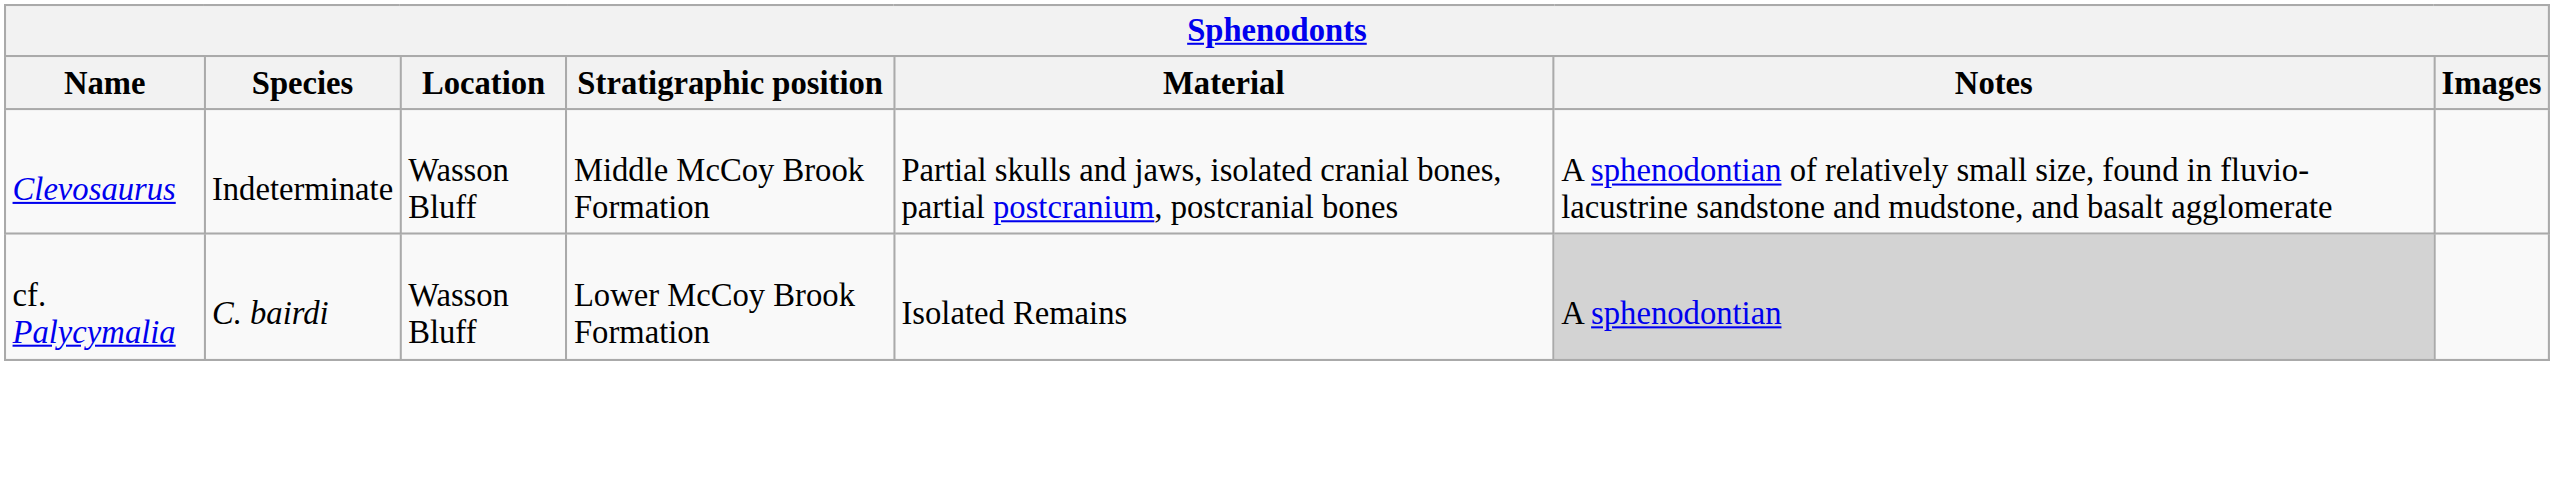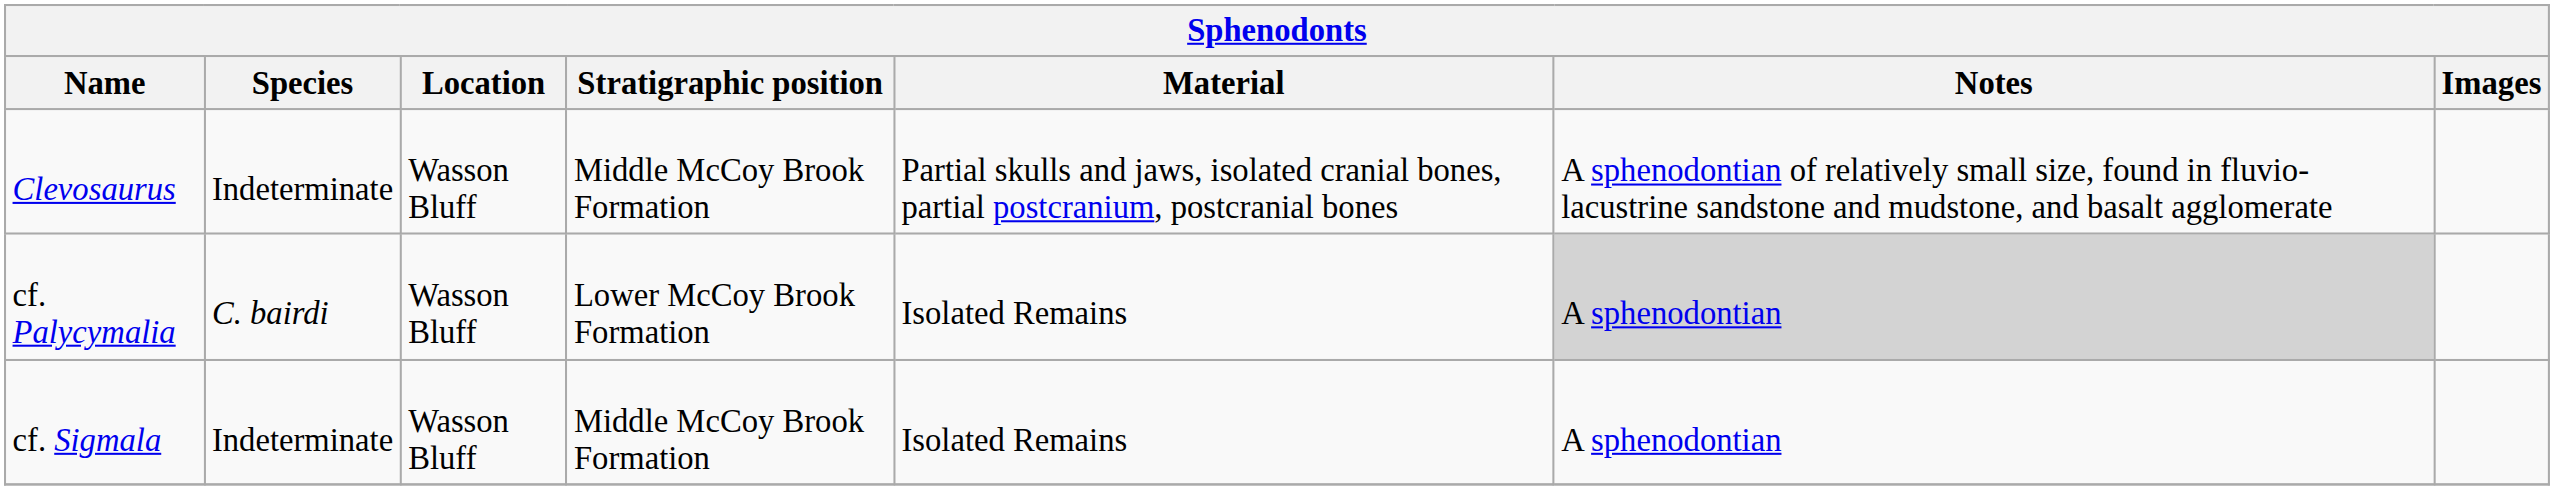+ row: (87, 439)
